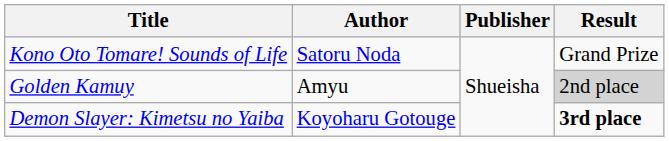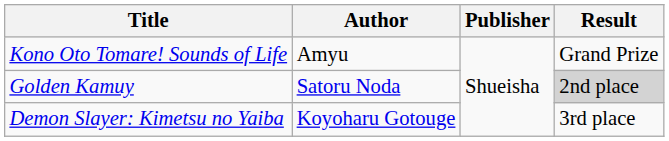(349, 53) Satoru Noda -> (322, 53) Amyu
(322, 86) Amyu -> (349, 86) Satoru Noda
(600, 119) bold -> (597, 119) normal
